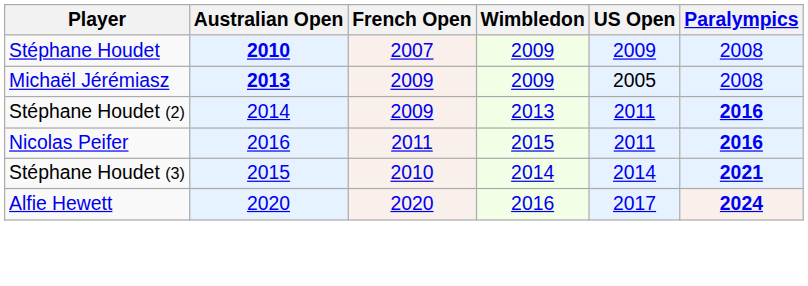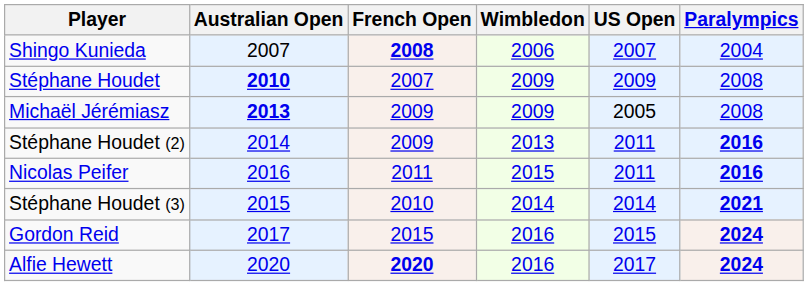+ row: (77, 50)
+ row: (64, 234)
(412, 204) normal -> (412, 265) bold
